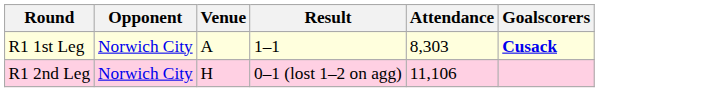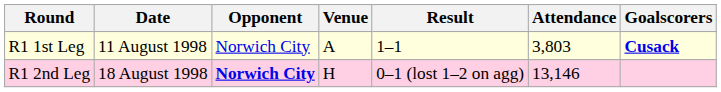+ column: (153, 18)
(429, 45) 8,303 -> (551, 45) 3,803
(145, 73) normal -> (265, 73) bold
(433, 73) 11,106 -> (556, 73) 13,146
